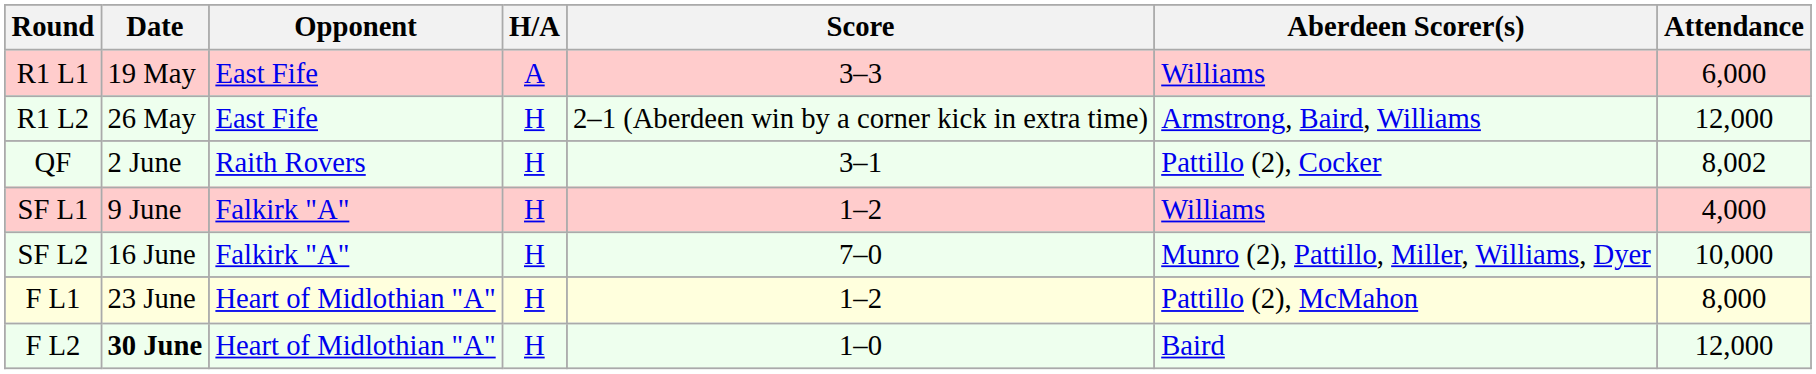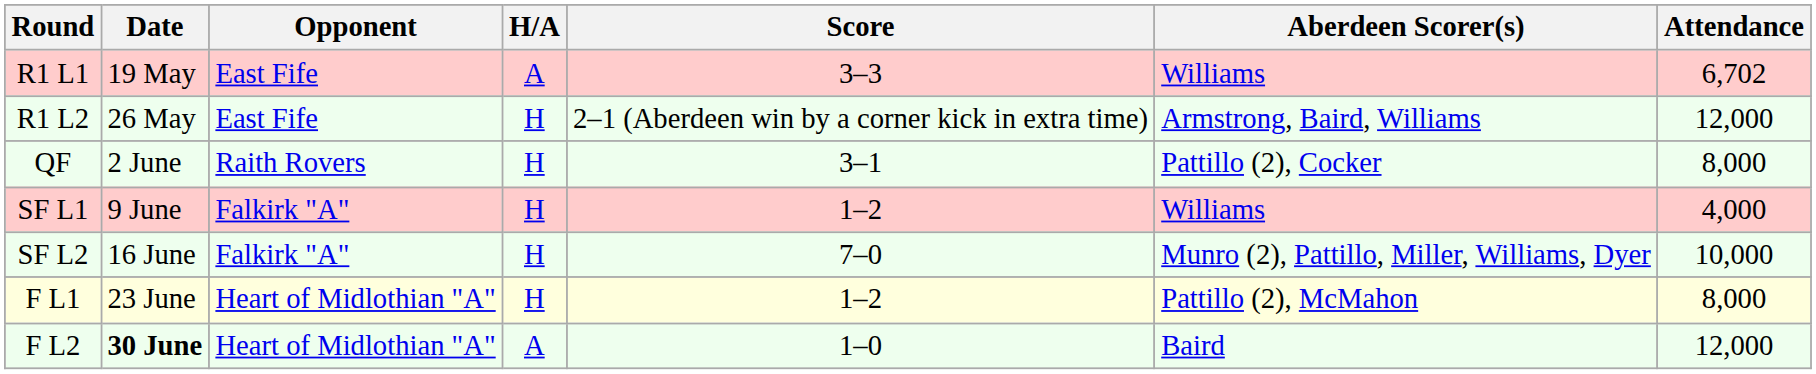(1734, 72) 6,000 -> (1734, 72) 6,702
(1734, 163) 8,002 -> (1734, 163) 8,000
(534, 345) H -> (534, 345) A
